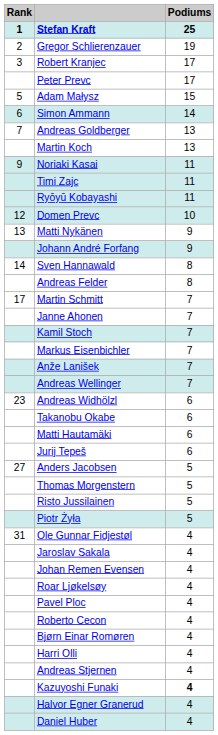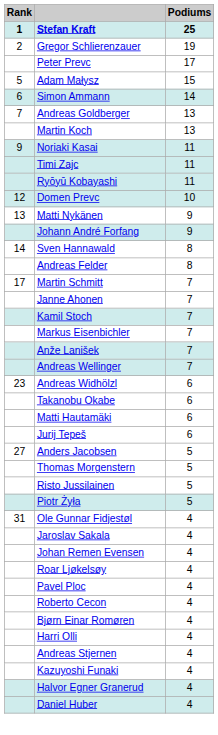- row: (71, 63)
(190, 687) bold -> (190, 670) normal
